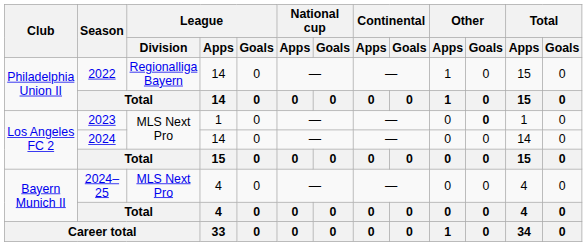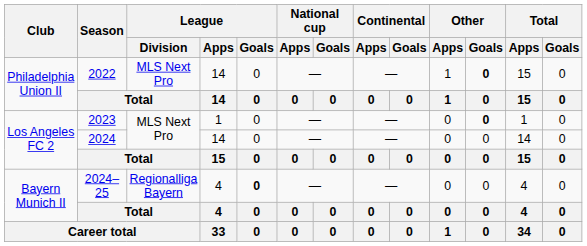(163, 74) Regionalliga Bayern -> (163, 74) MLS Next Pro
(486, 74) normal -> (486, 74) bold
(163, 185) MLS Next Pro -> (163, 185) Regionalliga Bayern
(257, 185) normal -> (257, 185) bold
